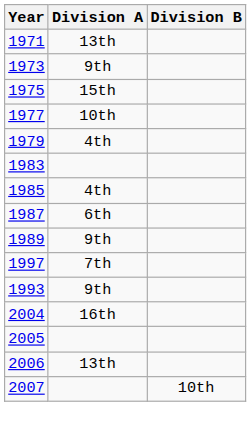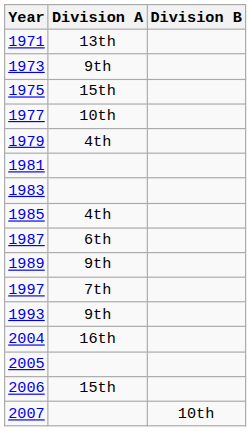+ row: (26, 166)
(98, 364) 13th -> (98, 389) 15th
